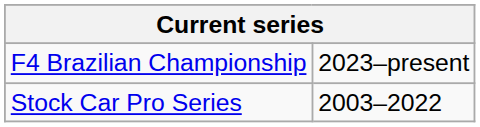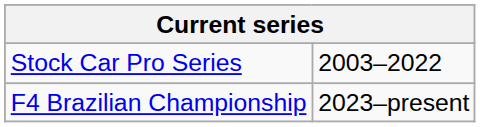rows swapped: (126, 102) <-> (159, 63)
